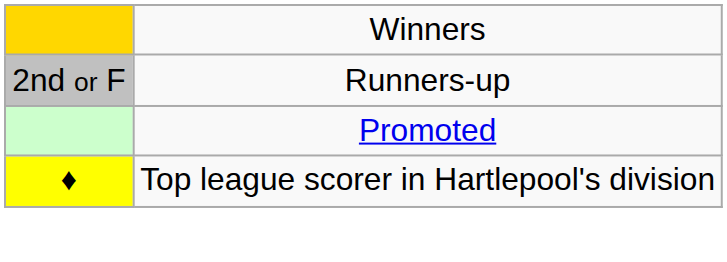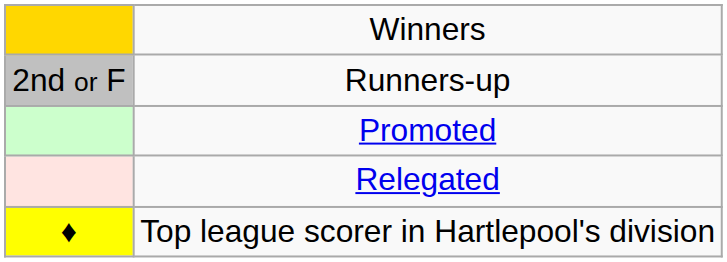+ row: (428, 180)
